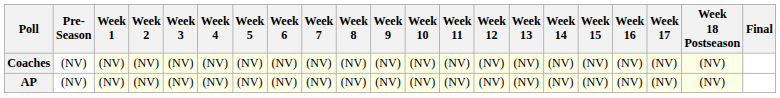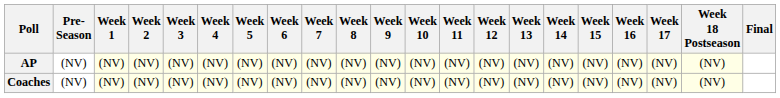rows swapped: (29, 83) <-> (29, 63)
